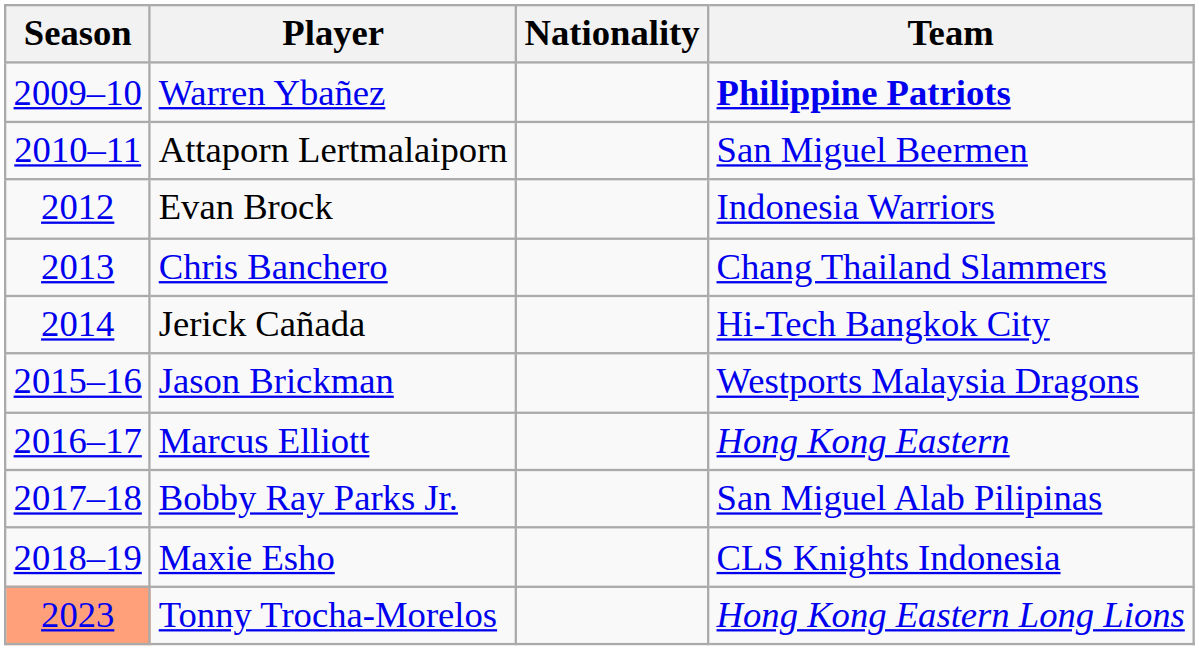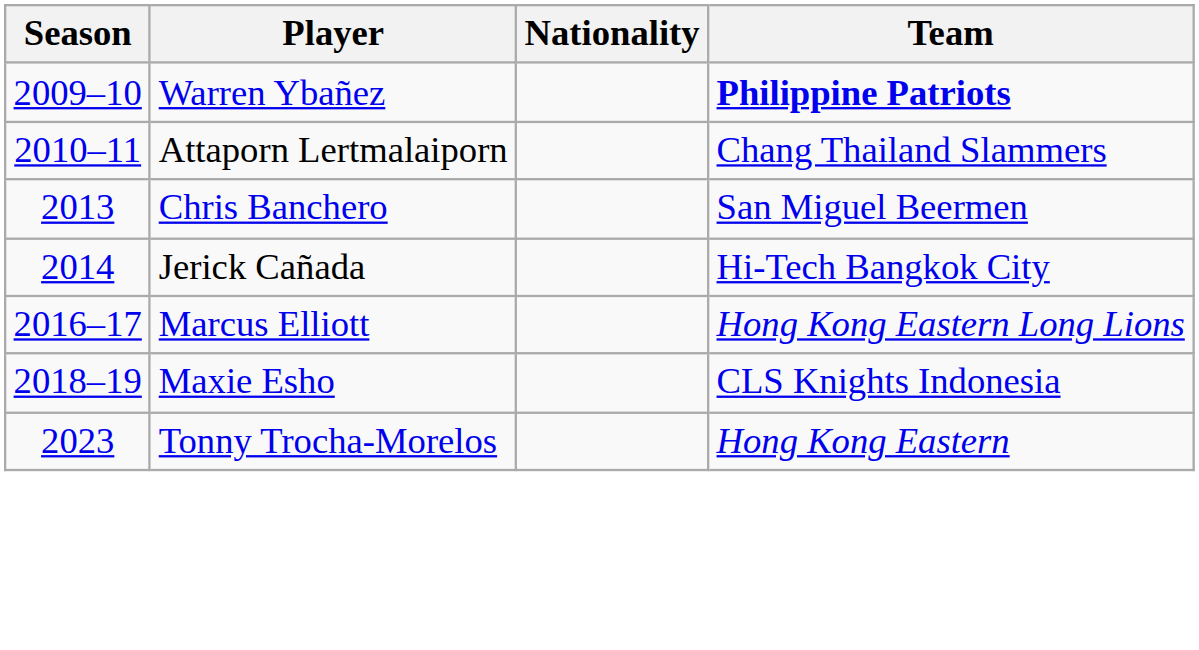(872, 149) San Miguel Beermen -> (912, 149) Chang Thailand Slammers
- row: (246, 207)
(912, 265) Chang Thailand Slammers -> (872, 207) San Miguel Beermen
- row: (276, 382)
(863, 440) Hong Kong Eastern -> (951, 324) Hong Kong Eastern Long Lions
- row: (308, 498)
(78, 614) lightsalmon background -> (78, 440) no background
(951, 614) Hong Kong Eastern Long Lions -> (863, 440) Hong Kong Eastern
